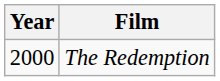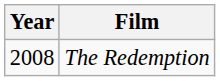(32, 57) 2000 -> (32, 57) 2008
